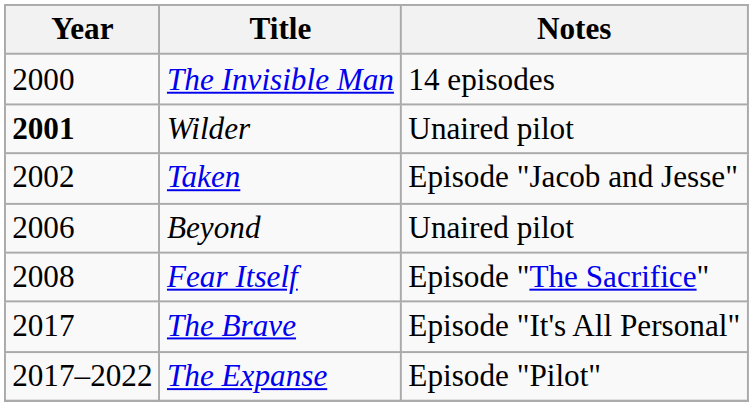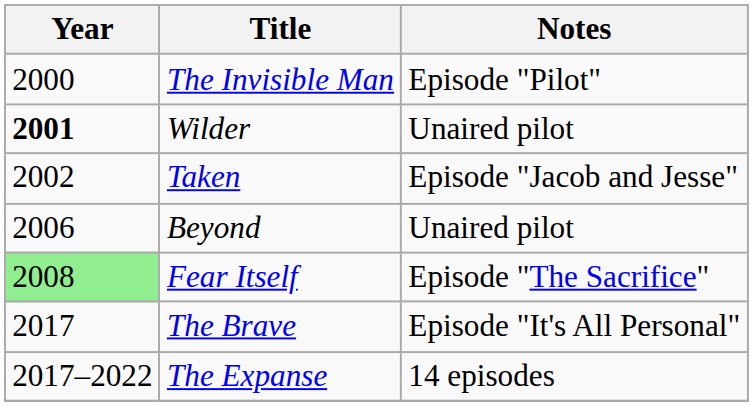(482, 78) 14 episodes -> (505, 78) Episode "Pilot"
(43, 276) no background -> (43, 276) lightgreen background
(505, 375) Episode "Pilot" -> (482, 375) 14 episodes
